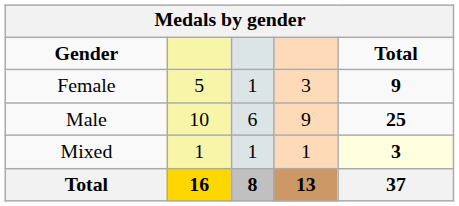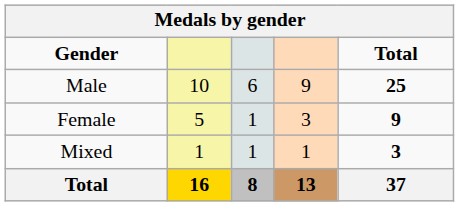rows swapped: (86, 119) <-> (86, 86)
(396, 151) lightyellow background -> (396, 151) no background
